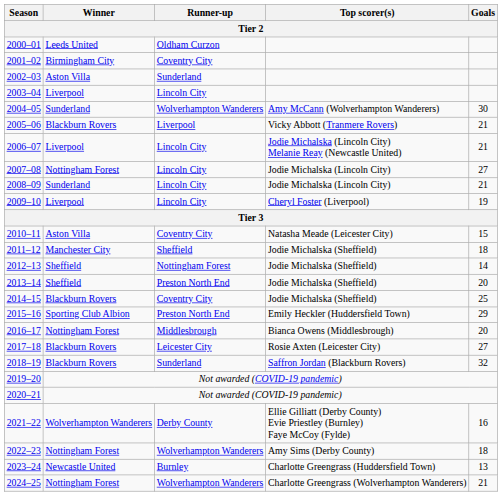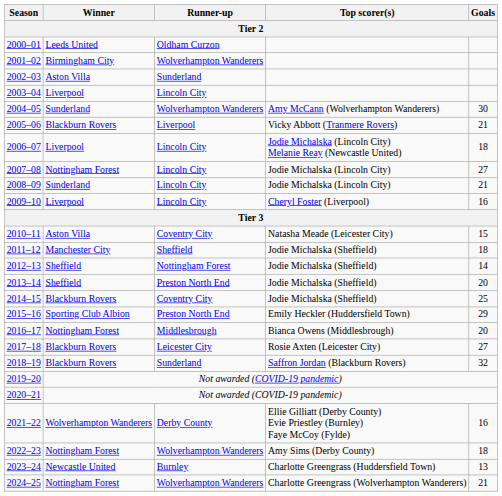(185, 61) Coventry City -> (210, 61) Wolverhampton Wanderers
(483, 147) 21 -> (483, 147) 18
(483, 202) 19 -> (483, 202) 16
